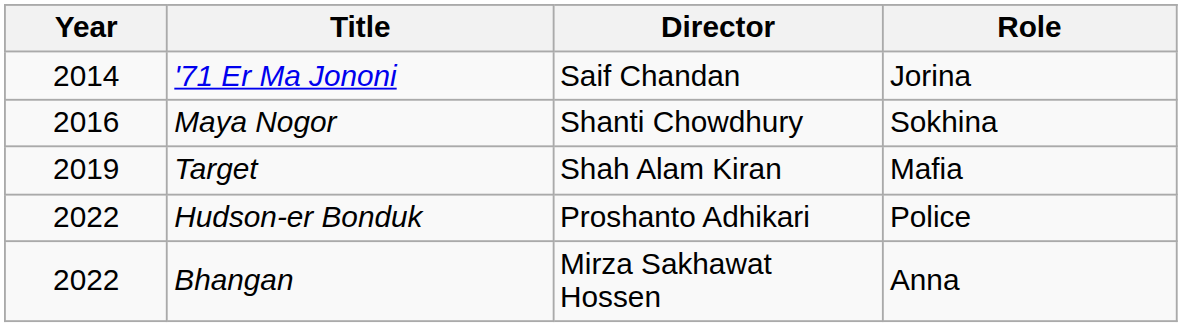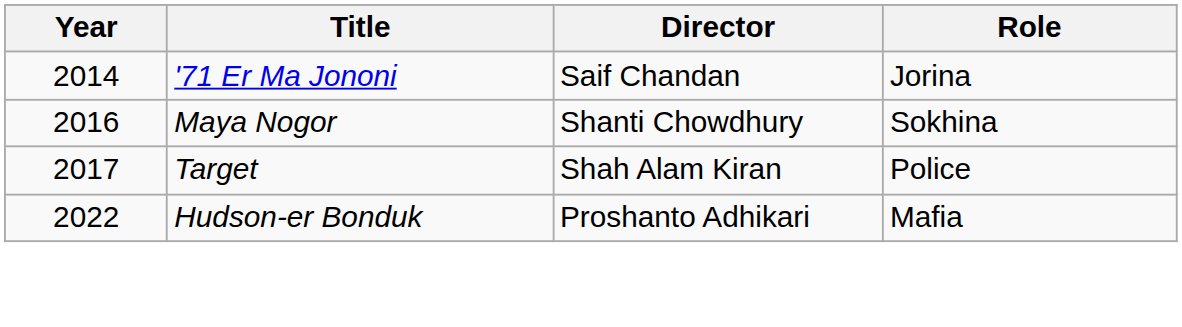(86, 169) 2019 -> (86, 169) 2017
(926, 169) Mafia -> (930, 169) Police
(930, 216) Police -> (926, 216) Mafia
- row: (234, 280)
